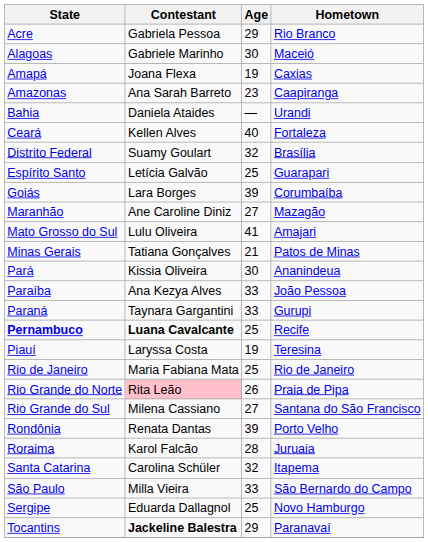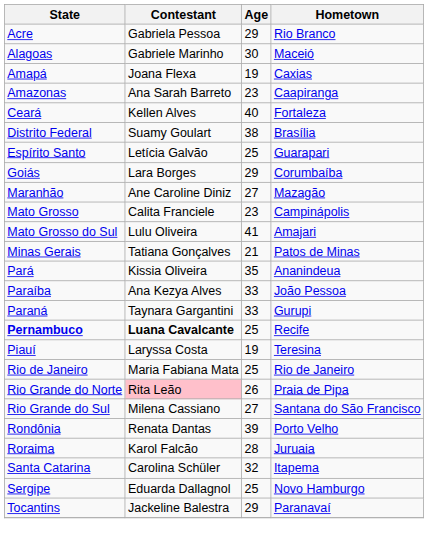- row: (23, 113)
(251, 153) 32 -> (251, 133) 38
(251, 192) 39 -> (251, 172) 29
+ row: (43, 212)
(251, 271) 30 -> (251, 271) 35
- row: (36, 488)
(182, 527) bold -> (179, 508) normal
